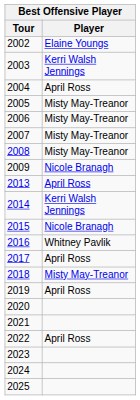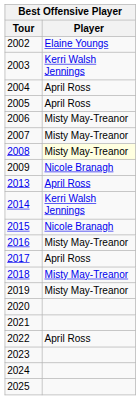(86, 103) Misty May-Treanor -> (67, 103) April Ross
(86, 151) no background -> (86, 151) lightyellow background
(78, 242) Whitney Pavlik -> (86, 242) Misty May-Treanor
(67, 290) April Ross -> (86, 290) Misty May-Treanor
